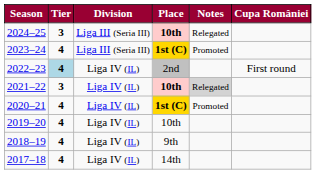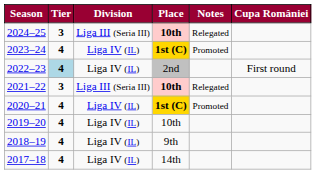(113, 50) Liga III (Seria III) -> (113, 50) Liga IV (IL)
(113, 87) Liga IV (IL) -> (113, 87) Liga III (Seria III)
(210, 87) lightgrey background -> (210, 87) no background
